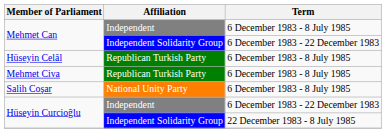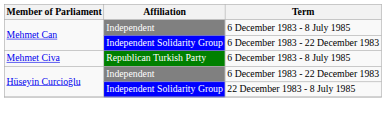- row: (34, 58)
- row: (29, 89)
